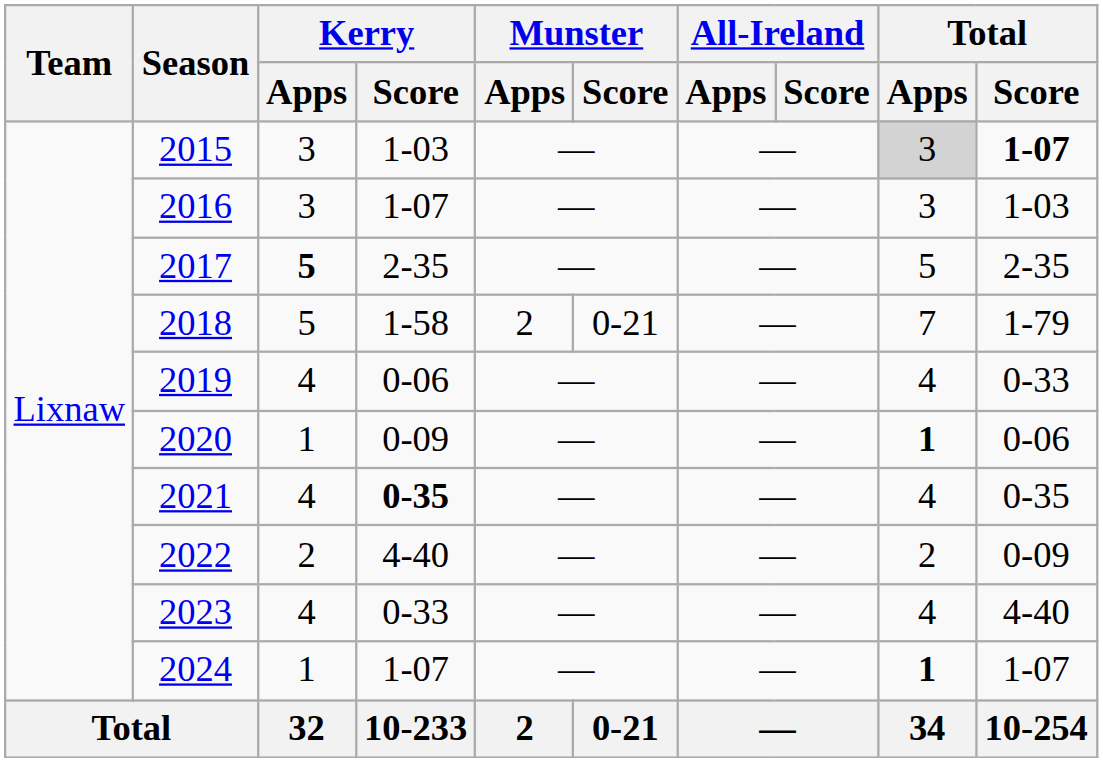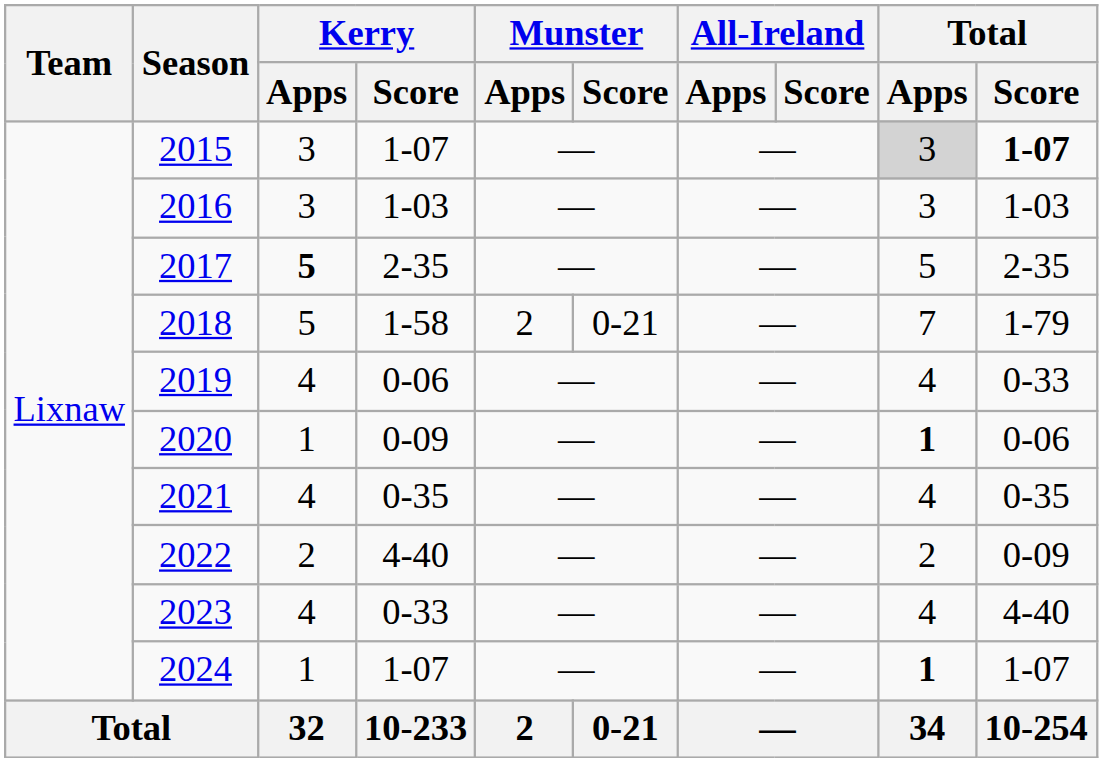(416, 149) 1-03 -> (416, 149) 1-07
(416, 206) 1-07 -> (416, 206) 1-03
(416, 496) bold -> (416, 496) normal
